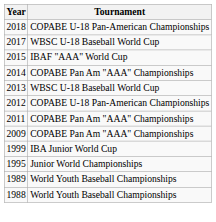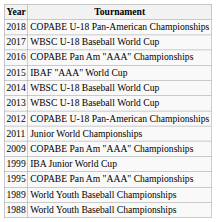+ row: (16, 57)
(112, 73) COPABE Pan Am "AAA" Championships -> (95, 88) WBSC U-18 Baseball World Cup
(112, 118) COPABE Pan Am "AAA" Championships -> (86, 133) Junior World Championships
(86, 164) Junior World Championships -> (112, 179) COPABE Pan Am "AAA" Championships
